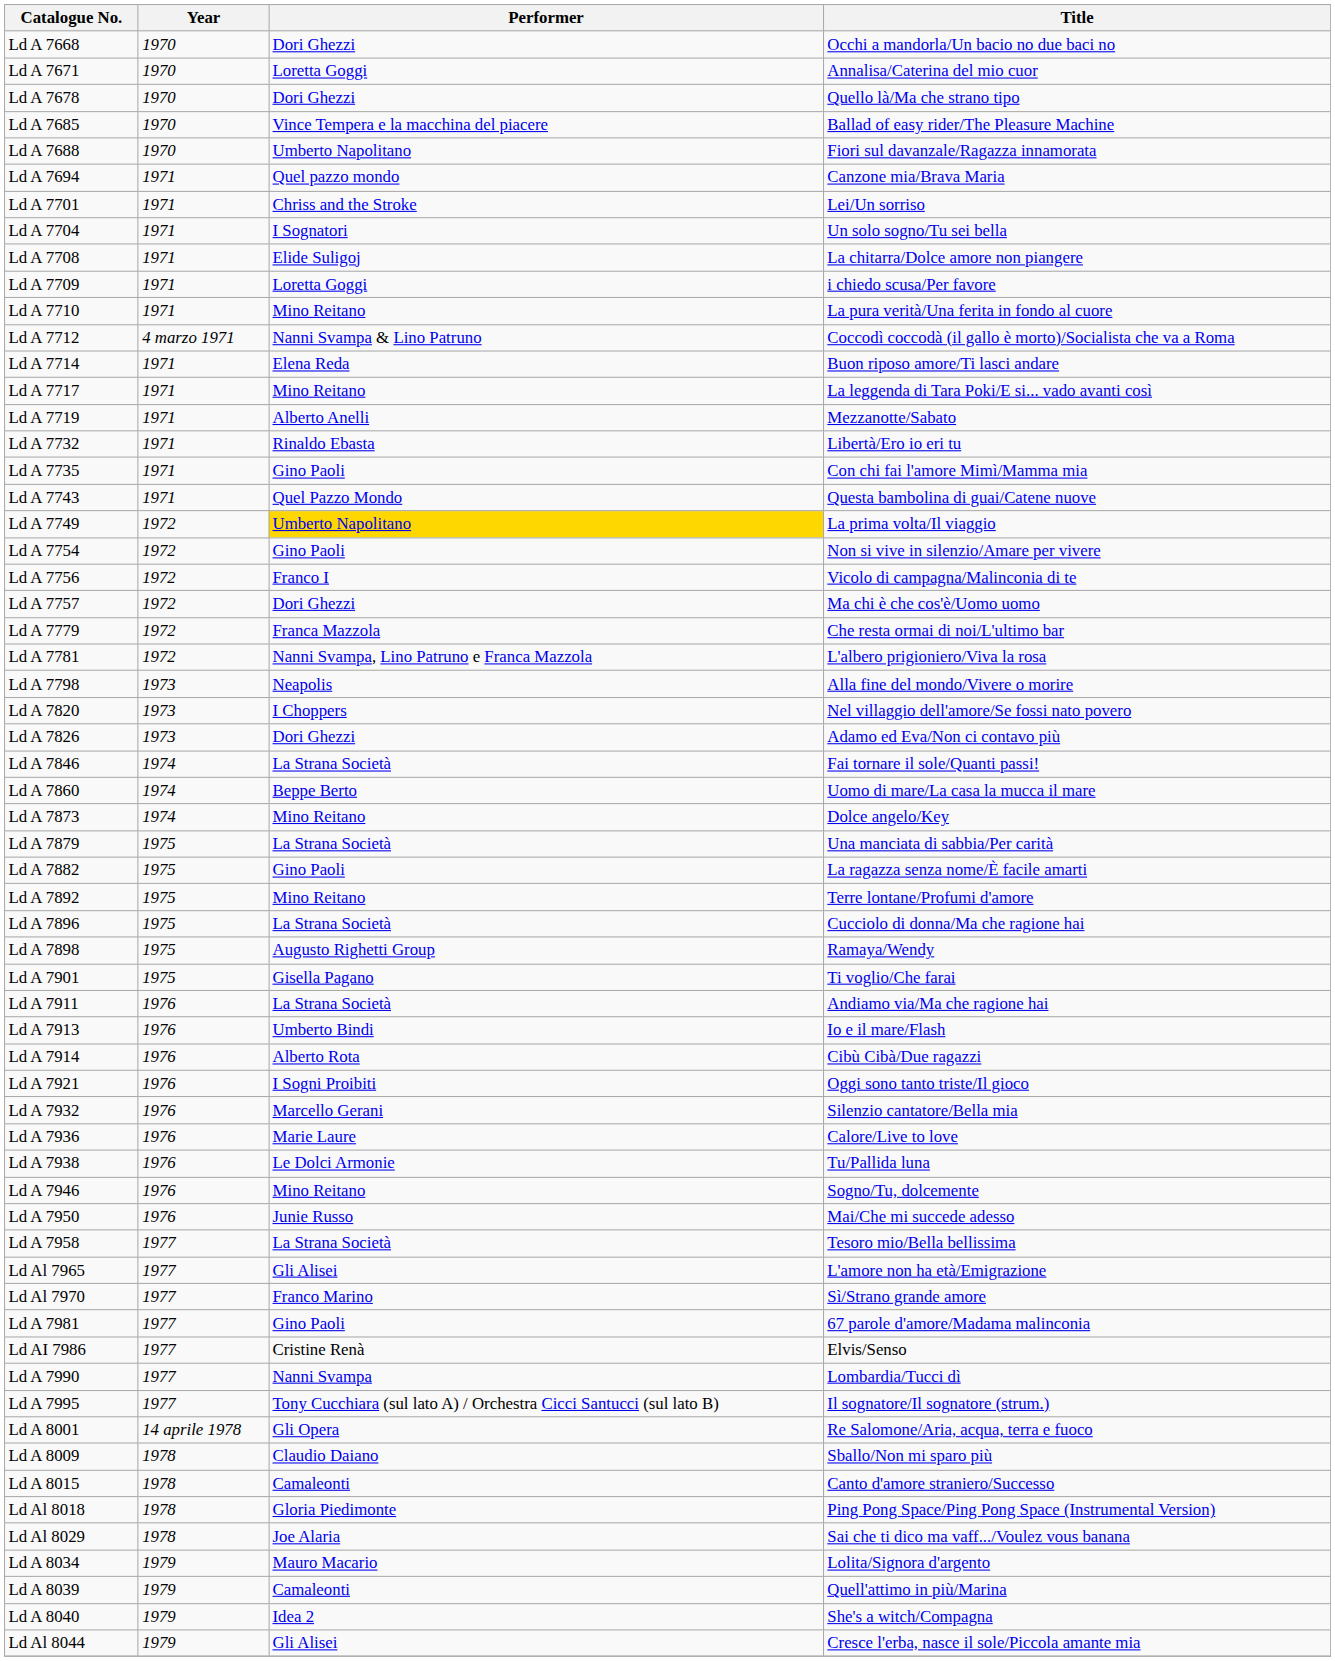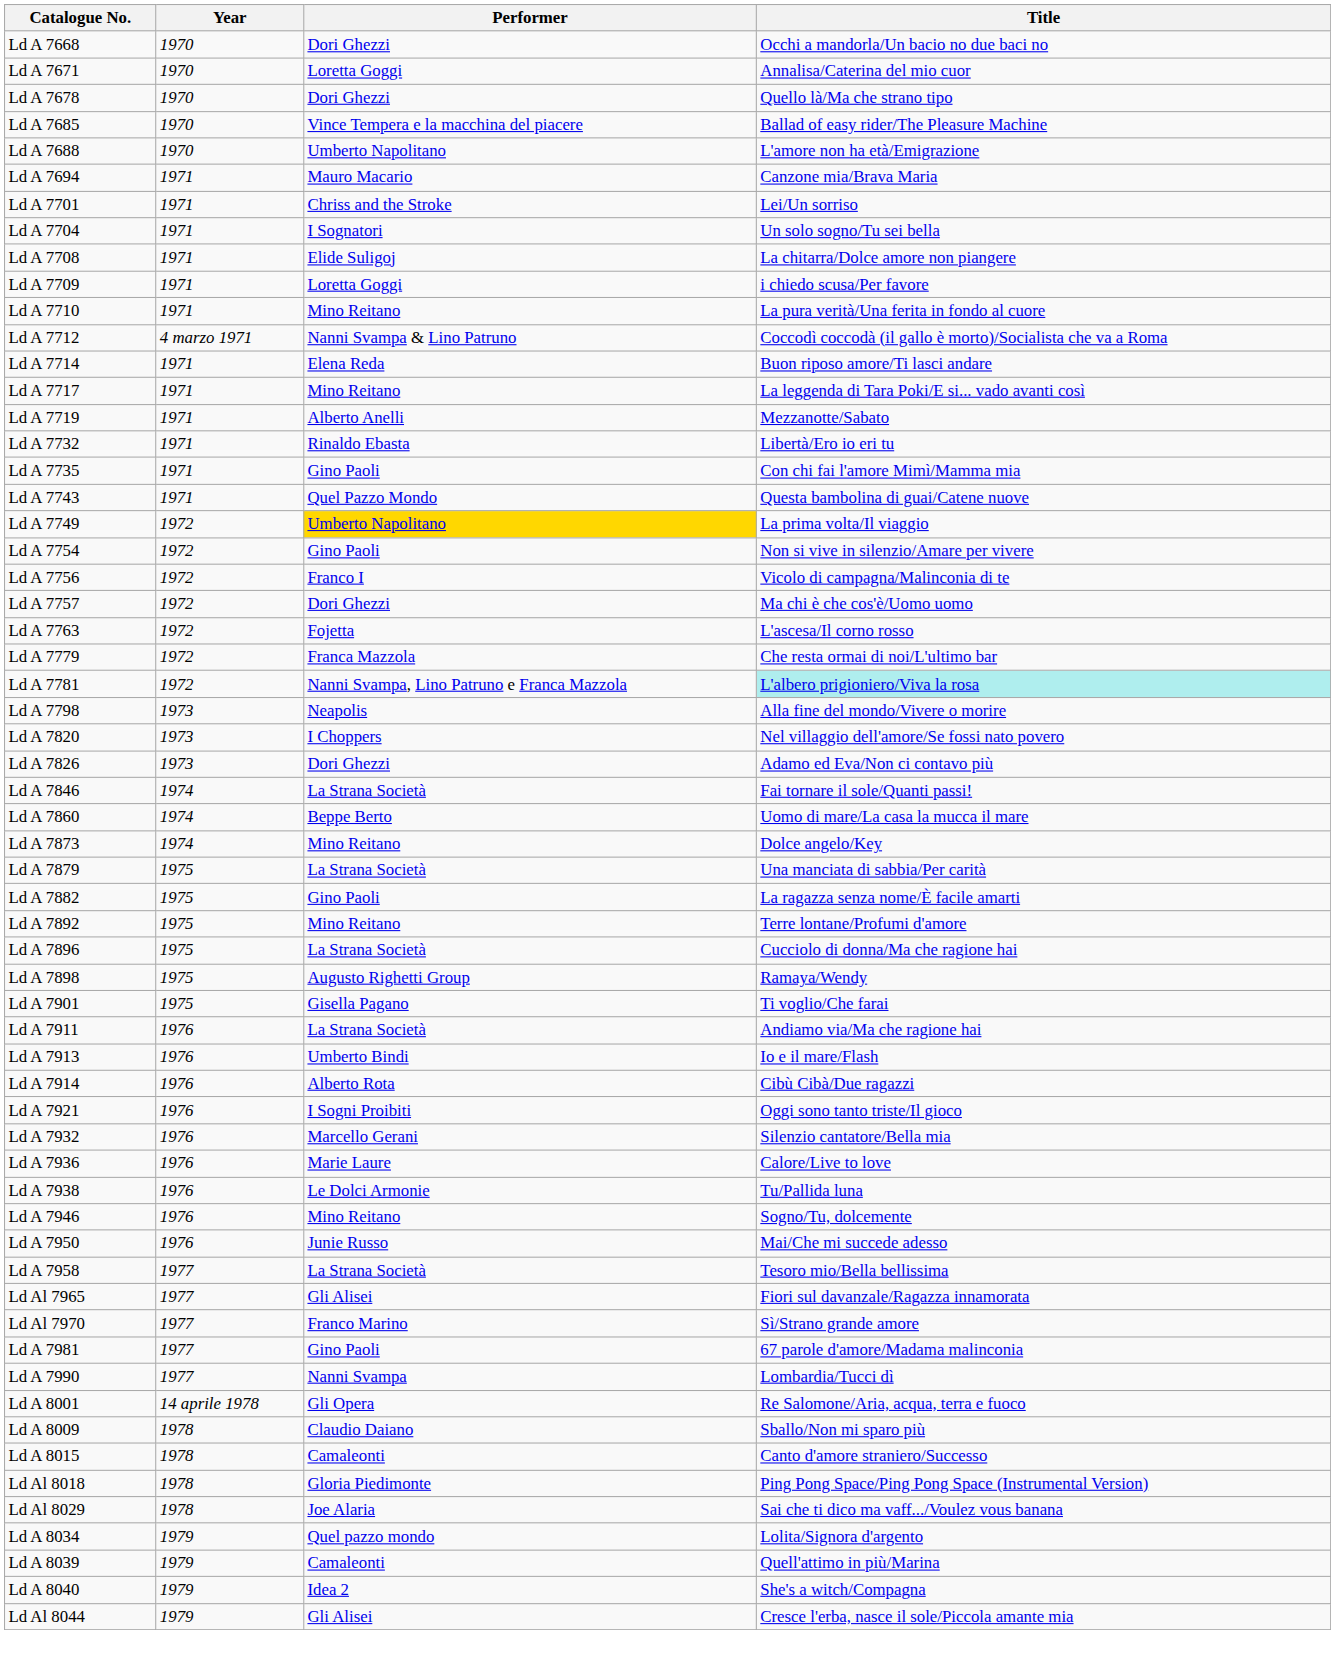(962, 151) Fiori sul davanzale/Ragazza innamorata -> (870, 151) L'amore non ha età/Emigrazione
(336, 177) Quel pazzo mondo -> (360, 177) Mauro Macario
+ row: (44, 630)
(937, 657) no background -> (870, 683) paleturquoise background
(937, 1270) L'amore non ha età/Emigrazione -> (895, 1296) Fiori sul davanzale/Ragazza innamorata
- row: (47, 1350)
- row: (44, 1403)
(325, 1563) Mauro Macario -> (371, 1536) Quel pazzo mondo
